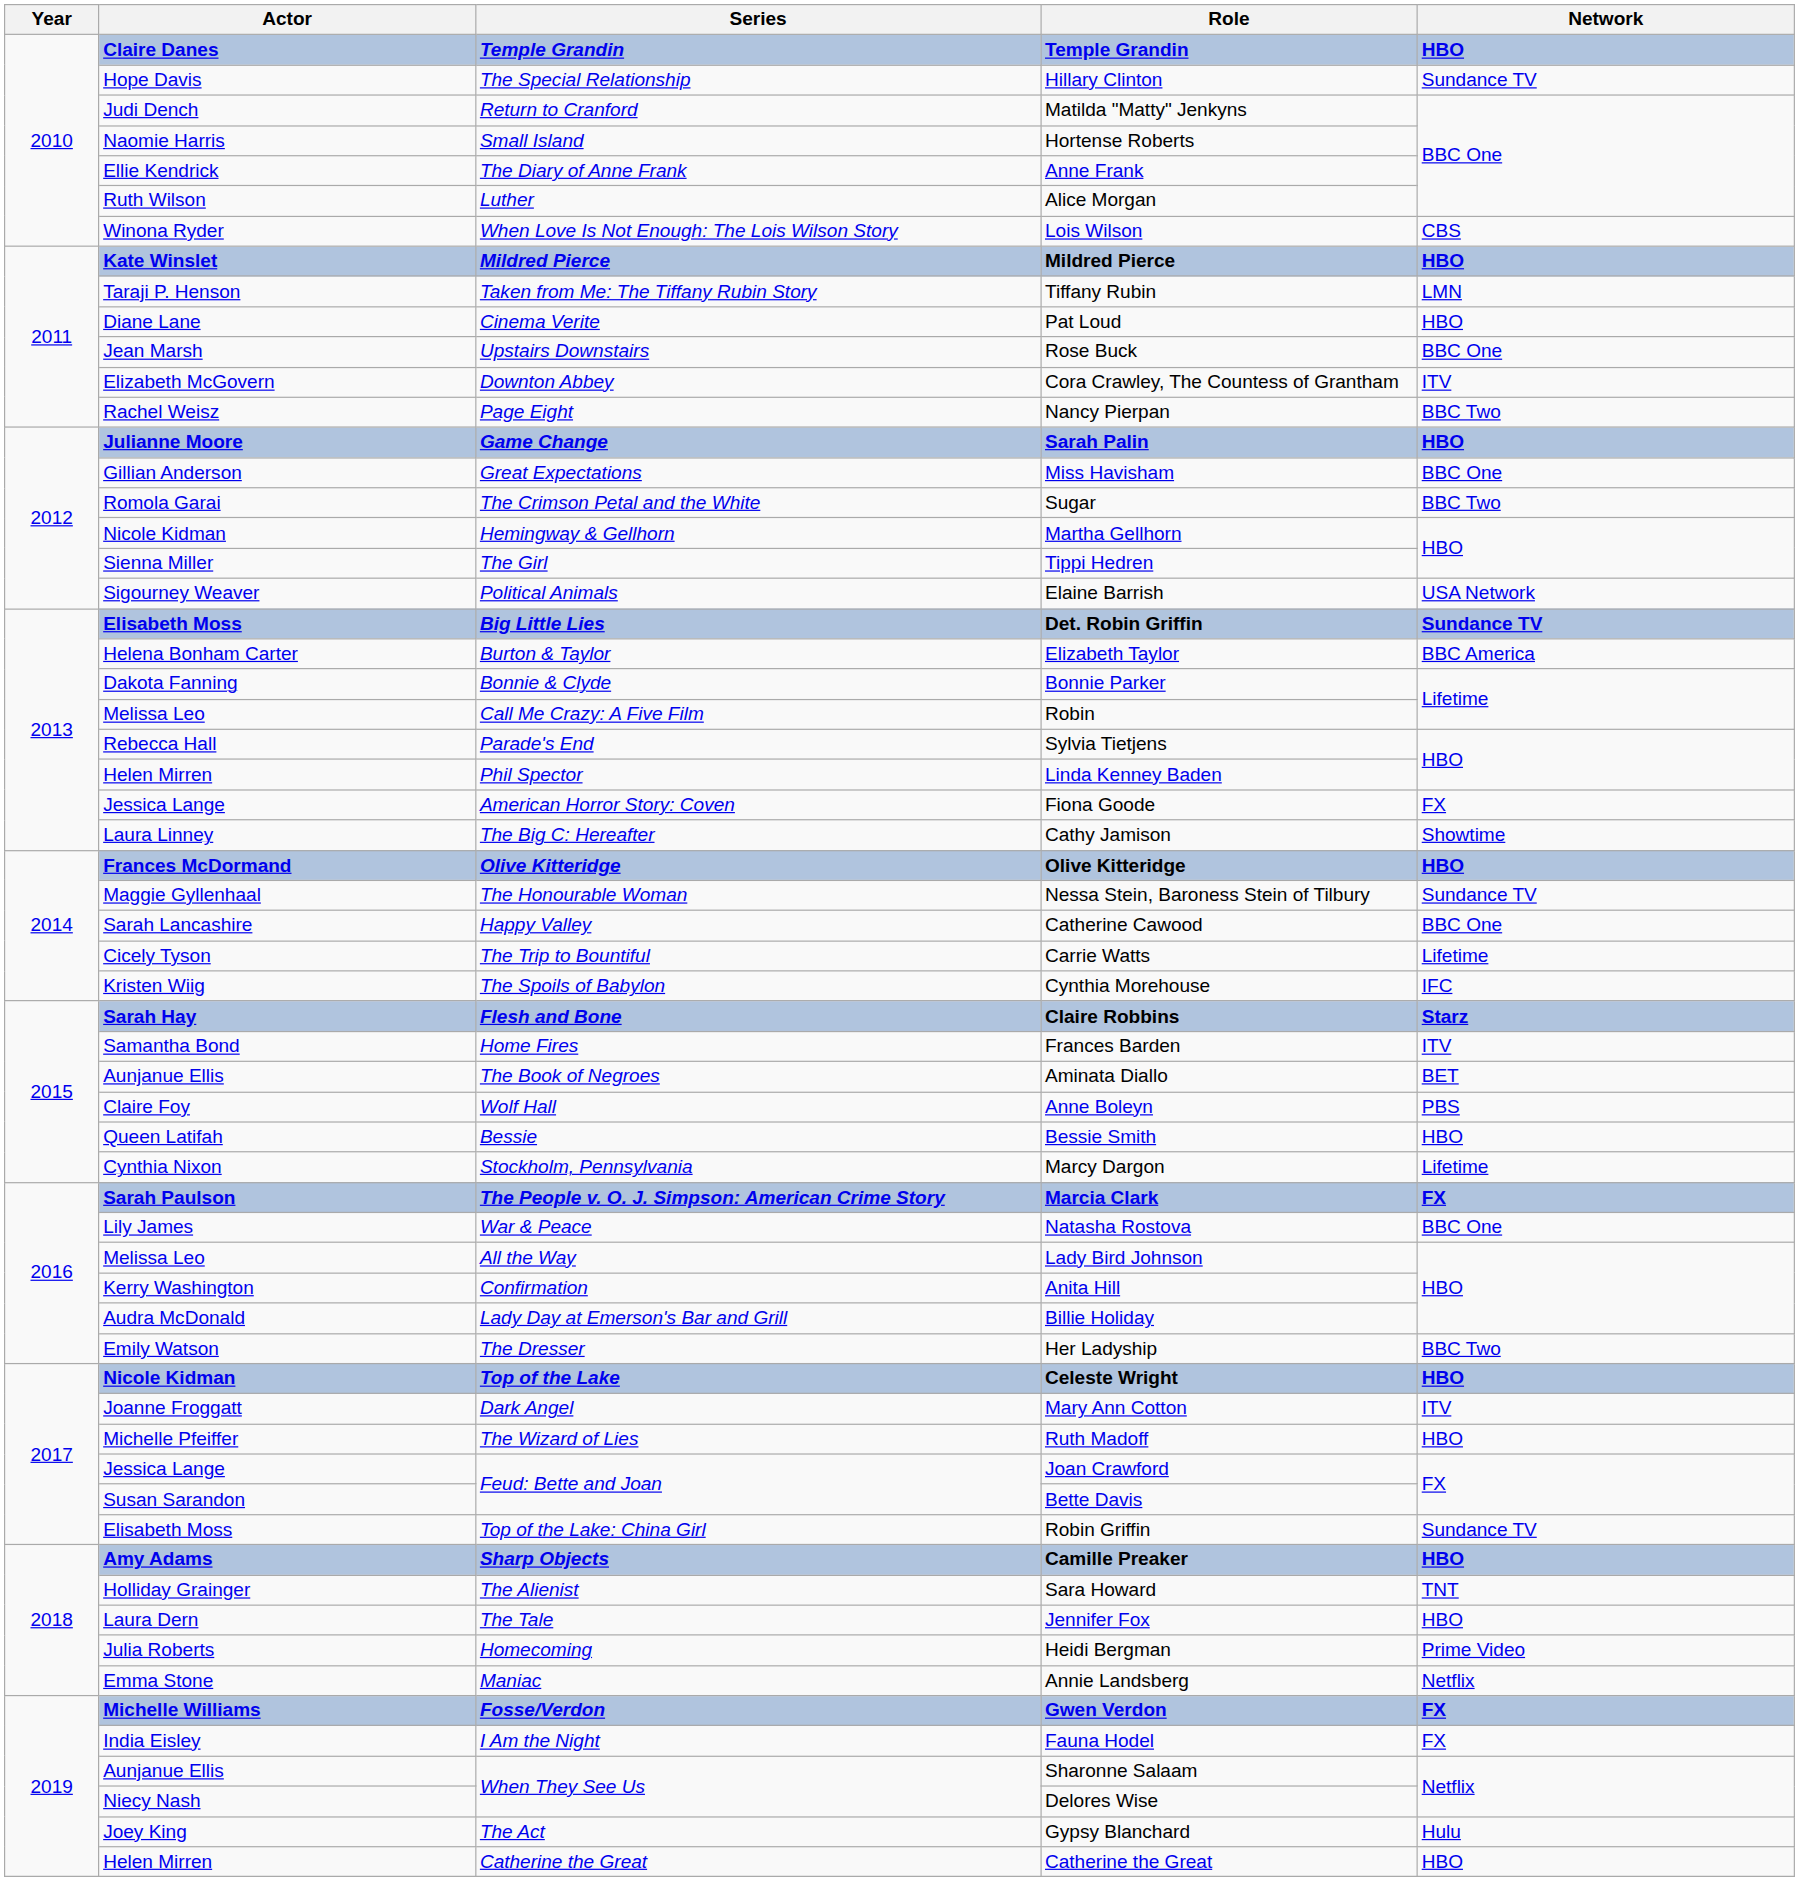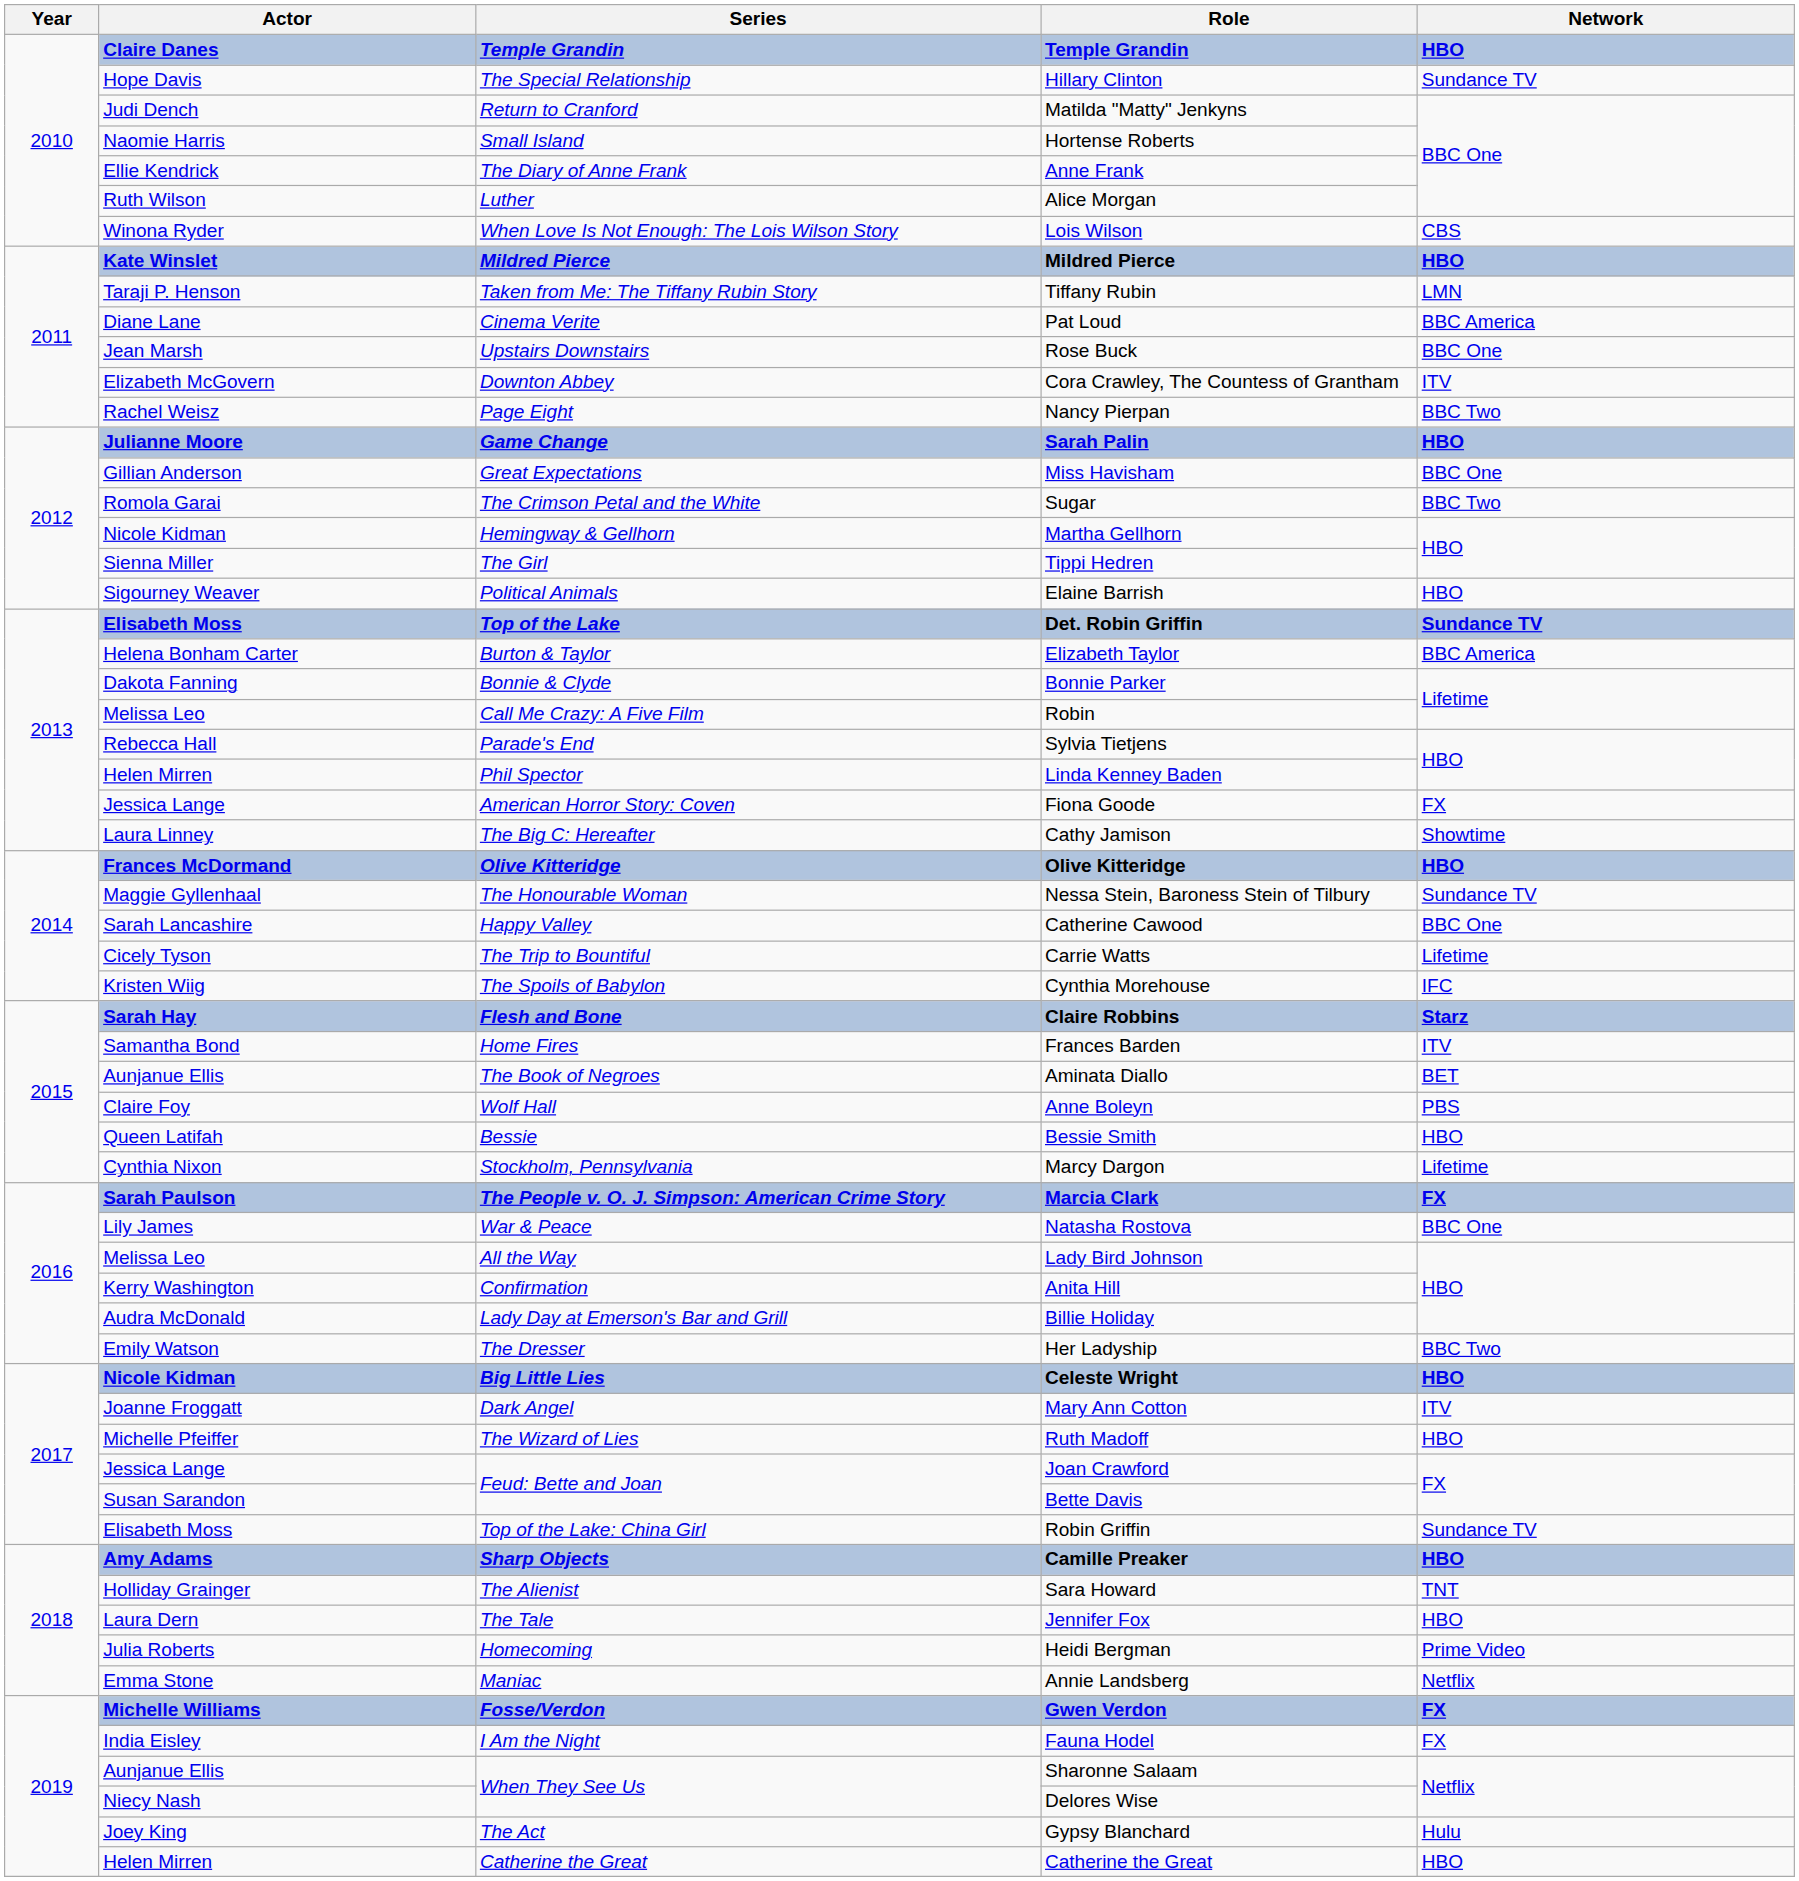(1442, 321) HBO -> (1478, 321) BBC America
(1478, 593) USA Network -> (1442, 593) HBO
(542, 623) Big Little Lies -> (550, 623) Top of the Lake
(550, 1378) Top of the Lake -> (542, 1378) Big Little Lies
